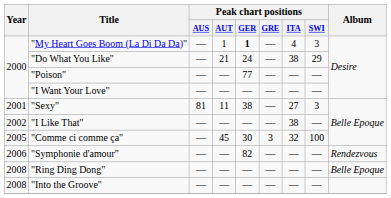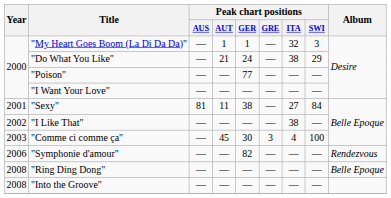(247, 43) bold -> (247, 43) normal
(294, 43) 4 -> (294, 43) 32
(317, 106) 3 -> (317, 106) 84
(17, 138) 2005 -> (17, 138) 2003
(294, 138) 32 -> (294, 138) 4
